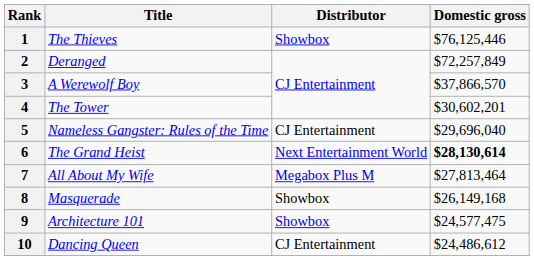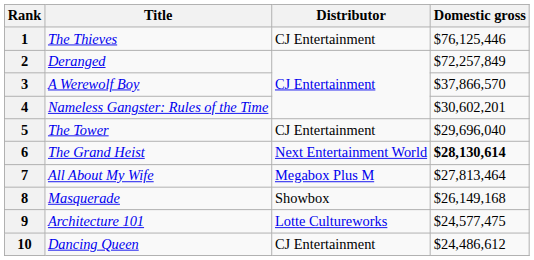(302, 38) Showbox -> (325, 38) CJ Entertainment
(78, 107) The Tower -> (158, 107) Nameless Gangster: Rules of the Time
(158, 130) Nameless Gangster: Rules of the Time -> (78, 130) The Tower
(302, 221) Showbox -> (331, 221) Lotte Cultureworks
